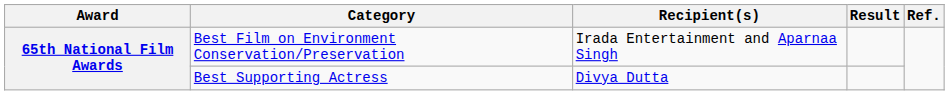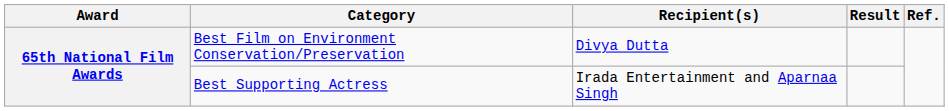(706, 47) Irada Entertainment and Aparnaa Singh -> (622, 47) Divya Dutta
(622, 78) Divya Dutta -> (706, 86) Irada Entertainment and Aparnaa Singh
